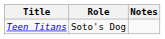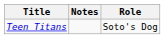columns swapped: (99, 12) <-> (144, 12)
